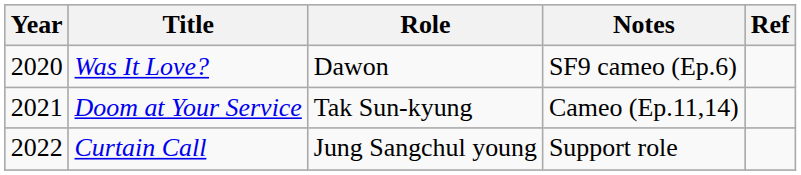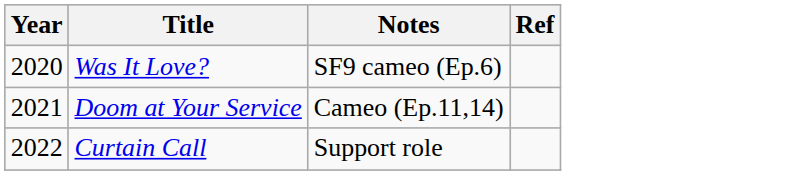- column: (425, 25)
